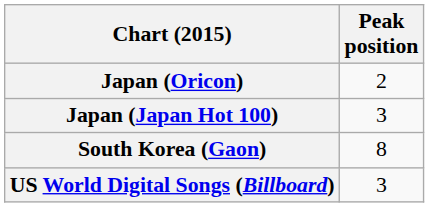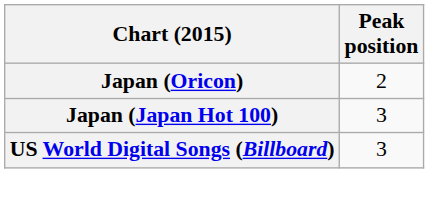- row: (172, 149)
